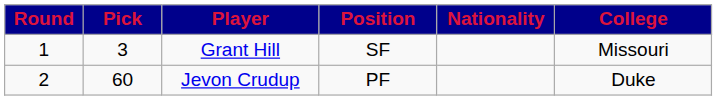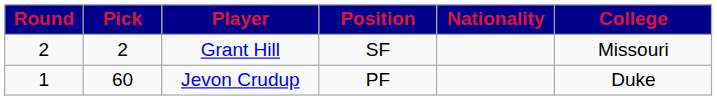(44, 49) 1 -> (44, 49) 2
(122, 49) 3 -> (122, 49) 2
(44, 79) 2 -> (44, 79) 1
